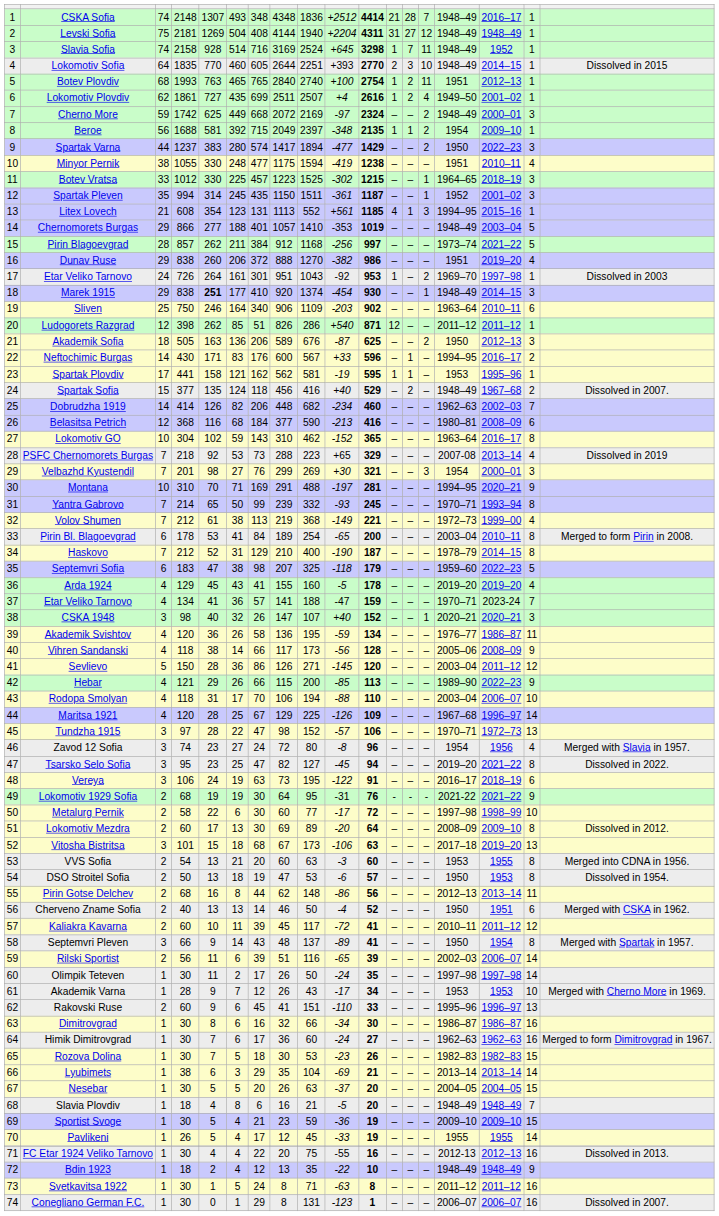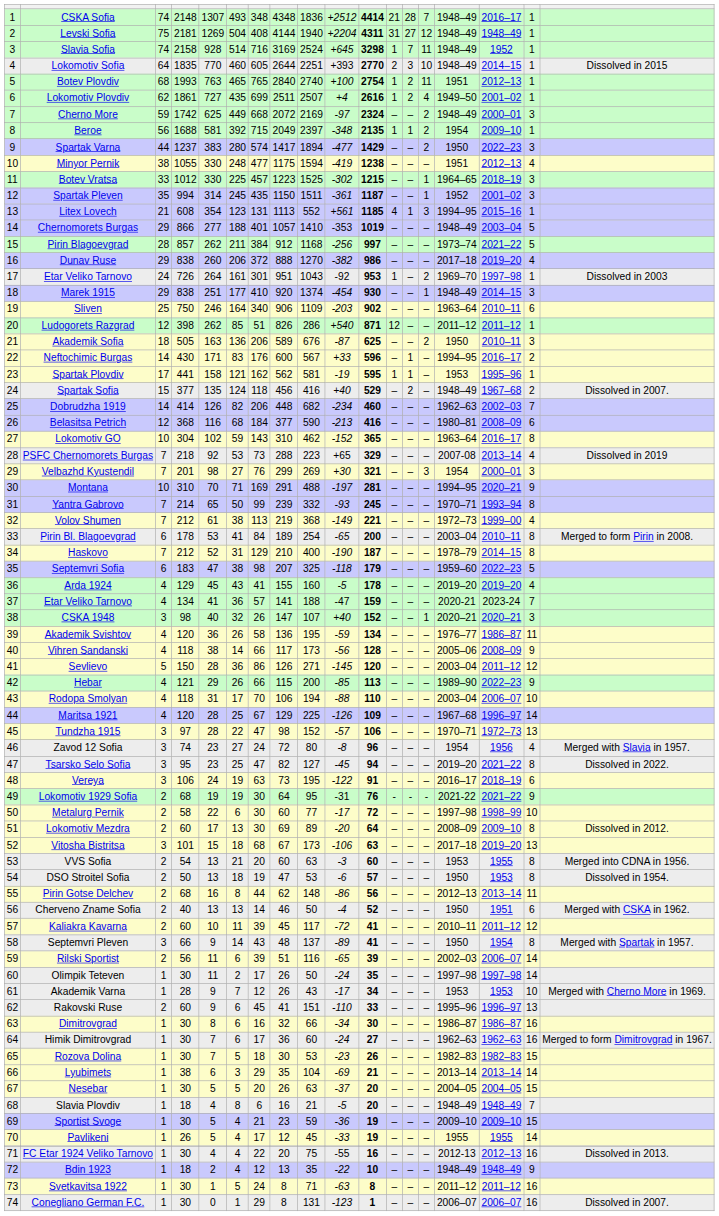(501, 163) 2010–11 -> (501, 163) 2012–13
(457, 260) 1951 -> (457, 260) 2017–18
(213, 293) bold -> (213, 293) normal
(501, 342) 2012–13 -> (501, 342) 2010–11
(457, 601) 1970–71 -> (457, 601) 2020-21
